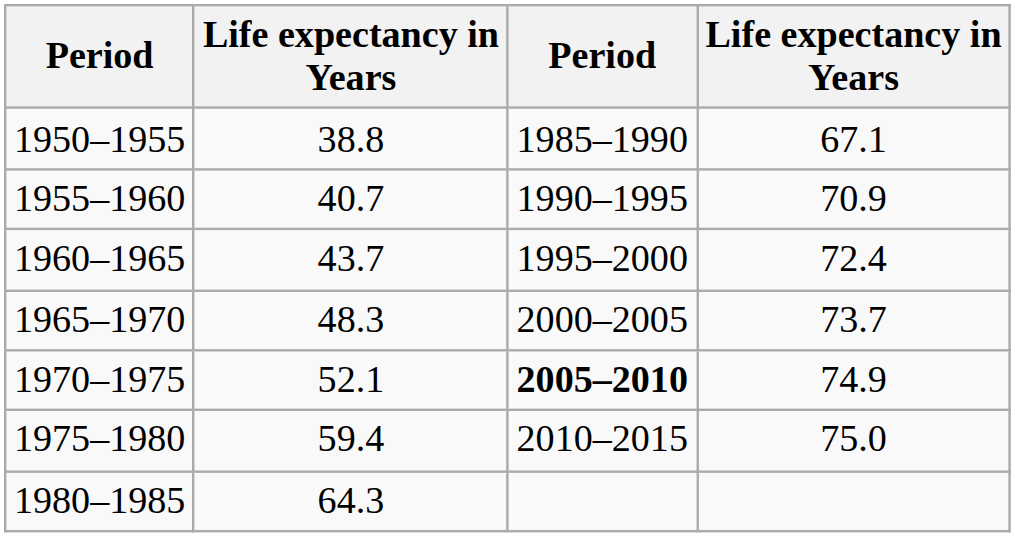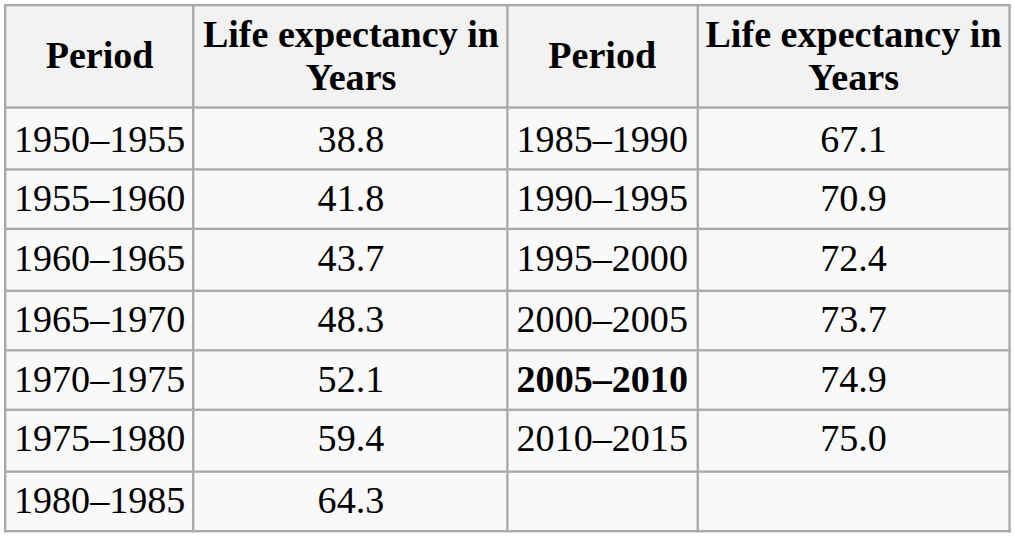(351, 198) 40.7 -> (351, 198) 41.8
